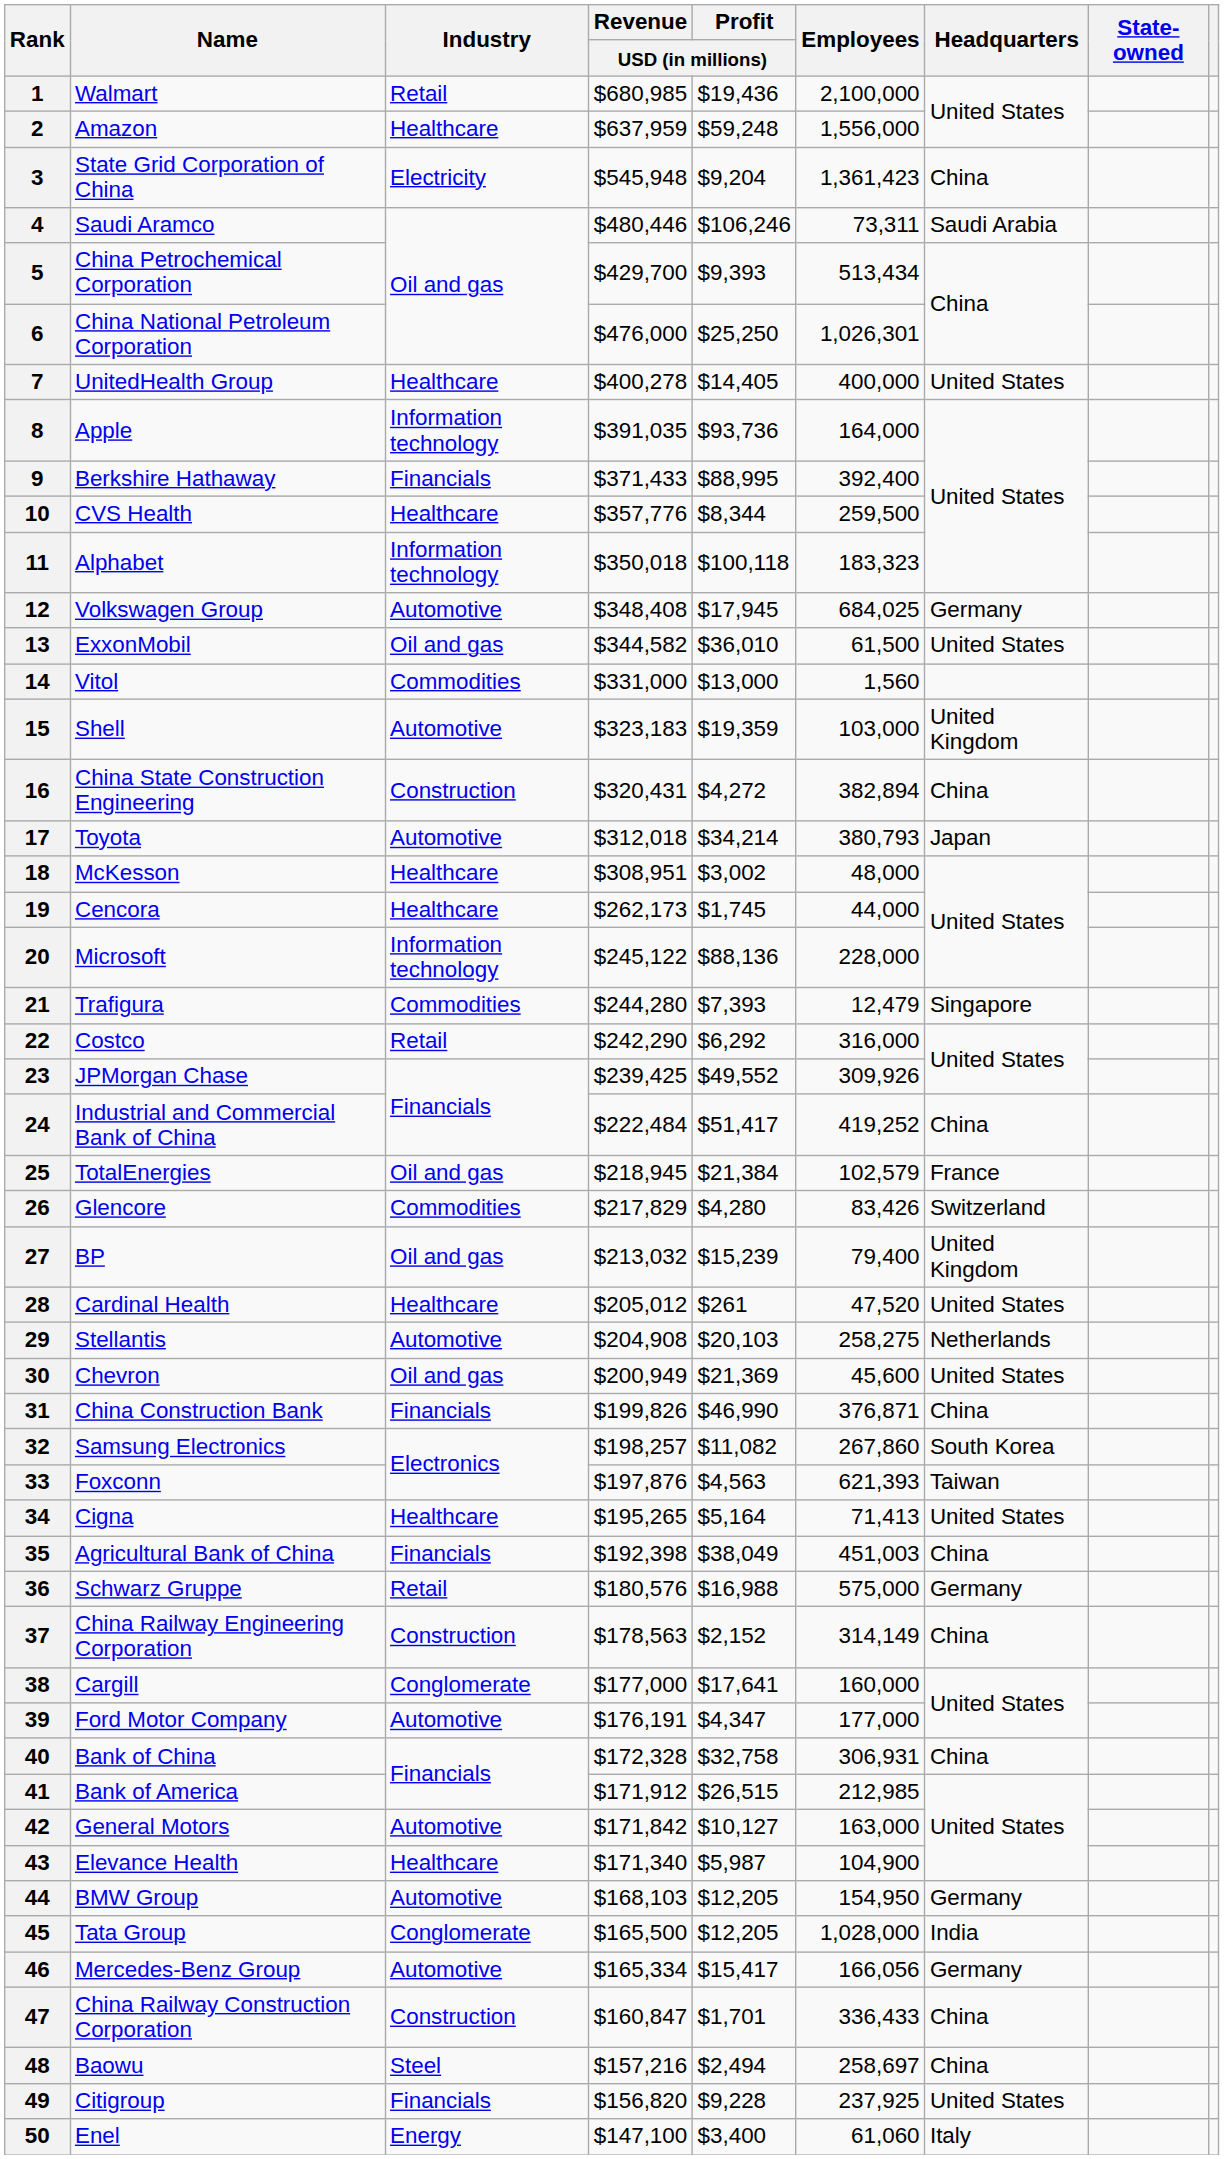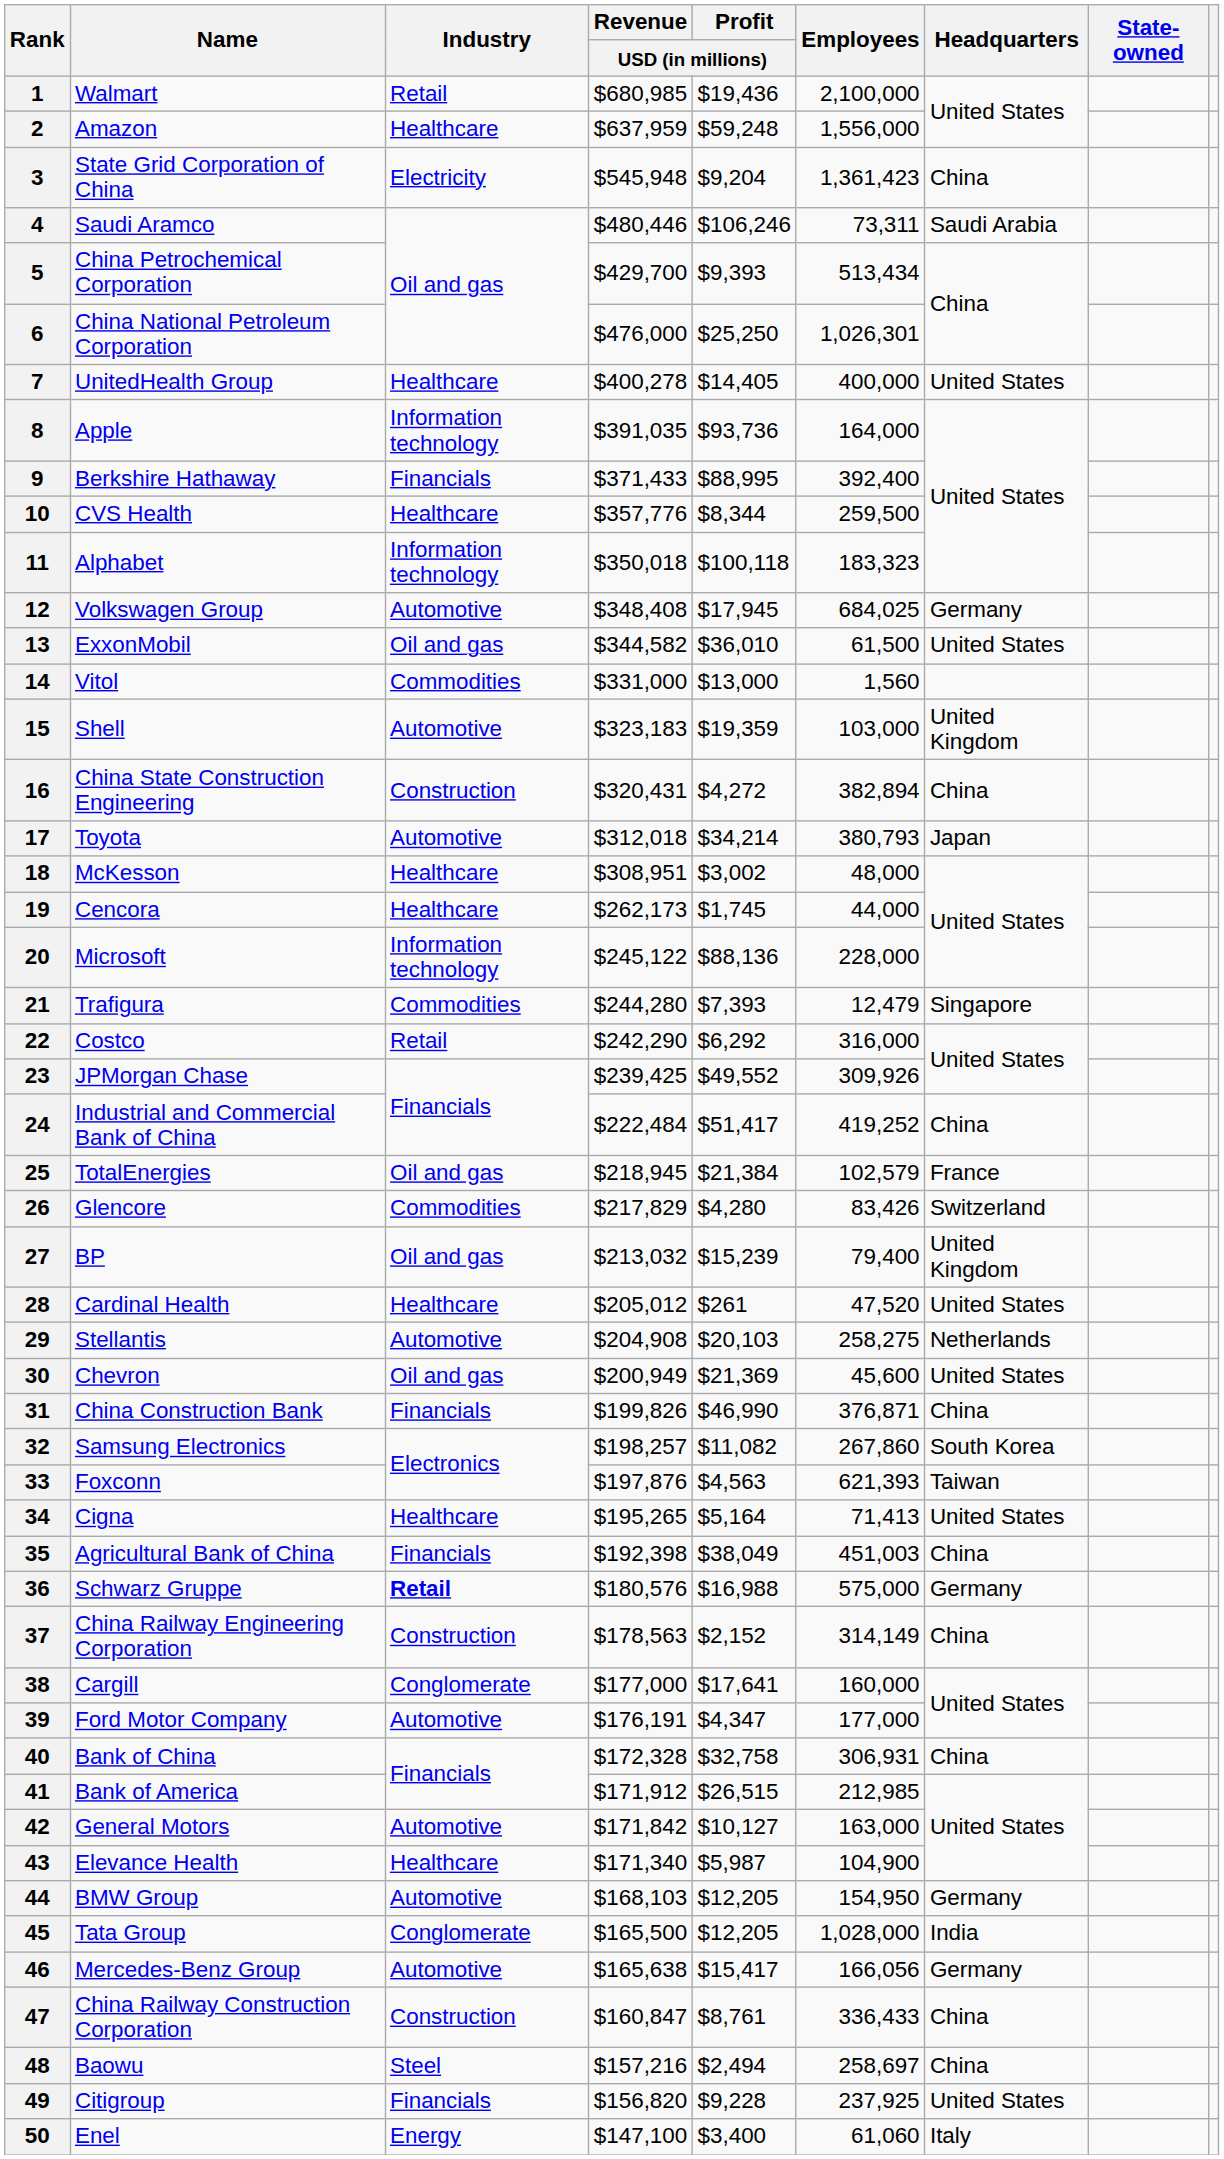(419, 1588) normal -> (421, 1588) bold
(641, 1969) $165,334 -> (641, 1969) $165,638
(732, 2017) $1,701 -> (732, 2017) $8,761
